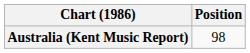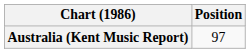(218, 37) 98 -> (218, 37) 97
